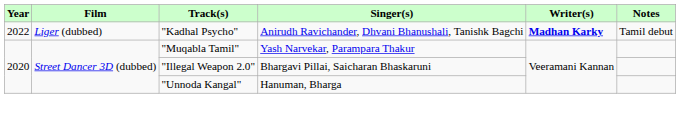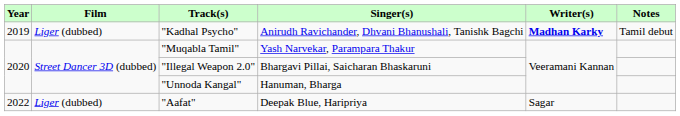(18, 31) 2022 -> (18, 31) 2019
+ row: (178, 102)
